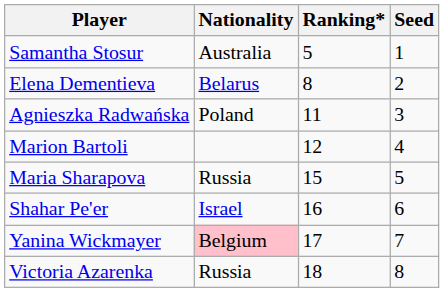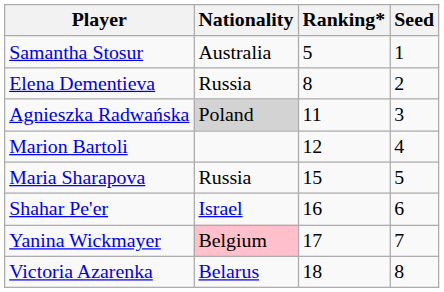(229, 83) Belarus -> (225, 83) Russia
(226, 114) no background -> (226, 114) lightgrey background
(225, 271) Russia -> (229, 271) Belarus
